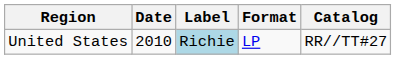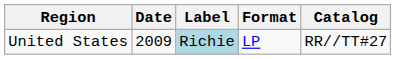(154, 42) 2010 -> (154, 42) 2009
